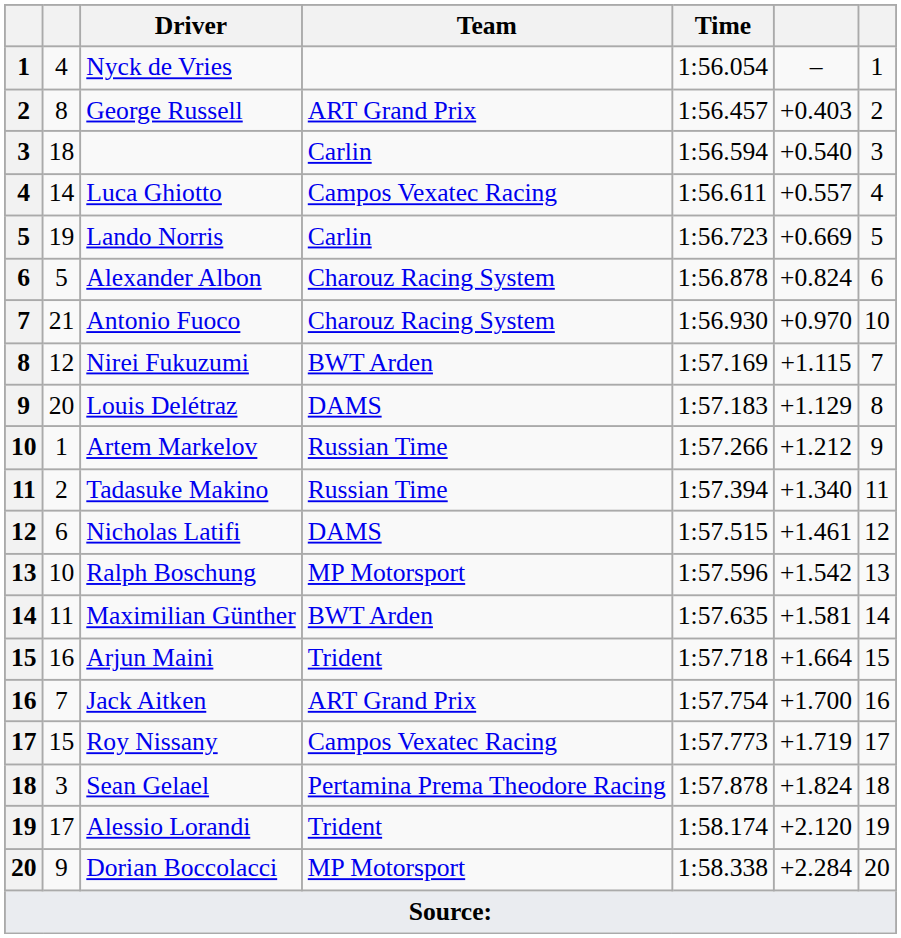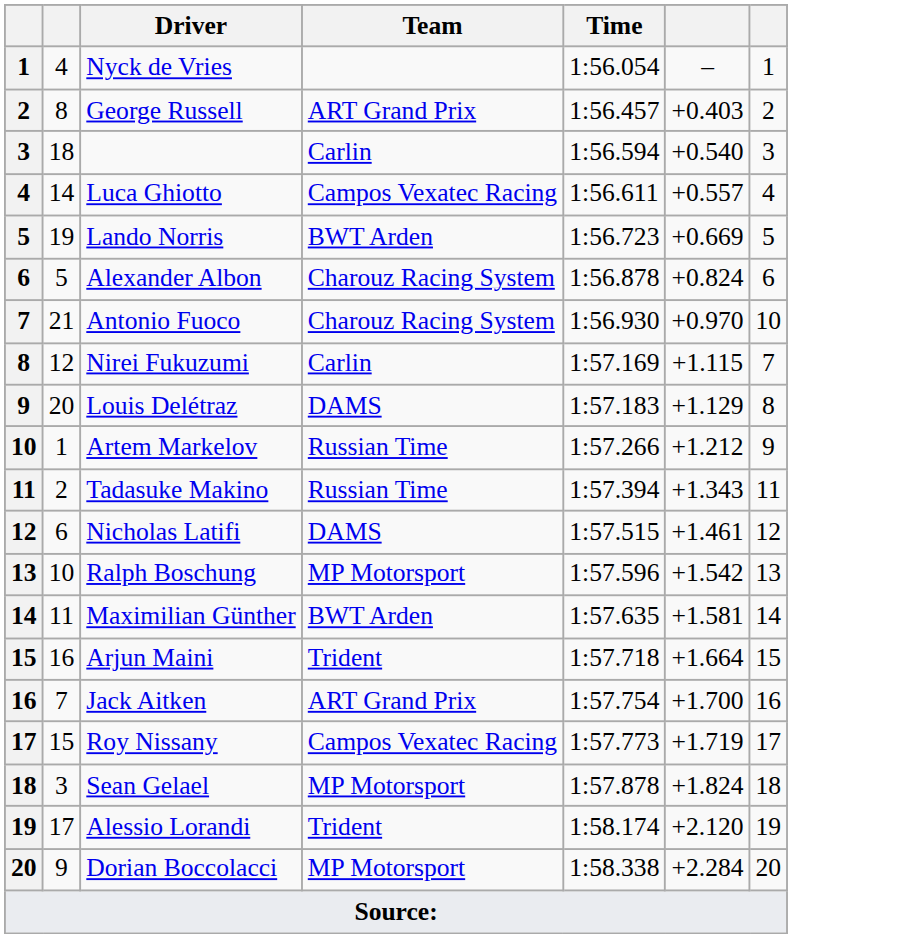(340, 236) Carlin -> (370, 236) BWT Arden
(370, 362) BWT Arden -> (340, 362) Carlin
(816, 489) +1.340 -> (708, 489) +1.343
(487, 784) Pertamina Prema Theodore Racing -> (386, 784) MP Motorsport
